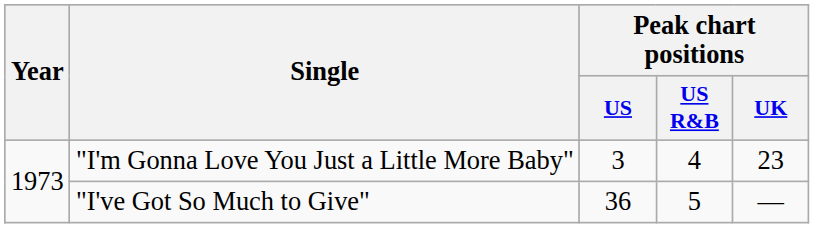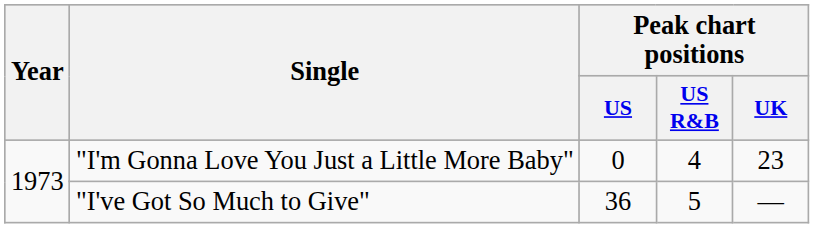(618, 160) 3 -> (618, 160) 0
